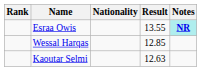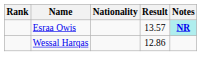(155, 27) 13.55 -> (155, 27) 13.57
(155, 43) 12.85 -> (155, 43) 12.86
- row: (60, 59)
